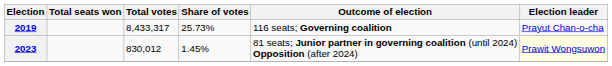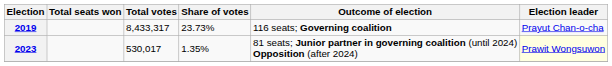(198, 27) 25.73% -> (198, 27) 23.73%
(144, 48) 830,012 -> (144, 48) 530,017
(195, 48) 1.45% -> (195, 48) 1.35%
